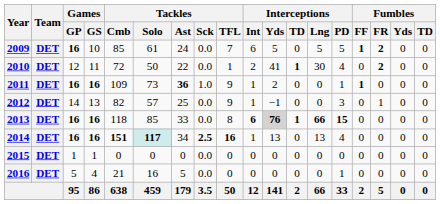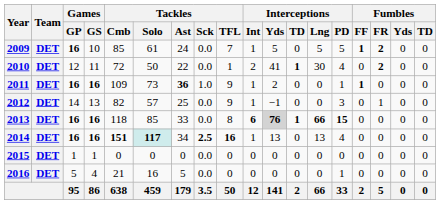(253, 48) 6 -> (253, 48) 1
